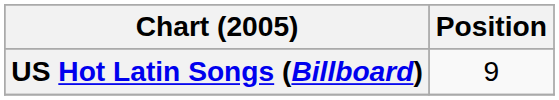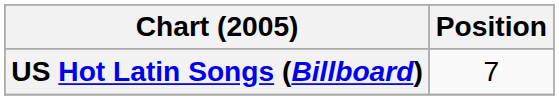(491, 71) 9 -> (491, 71) 7
